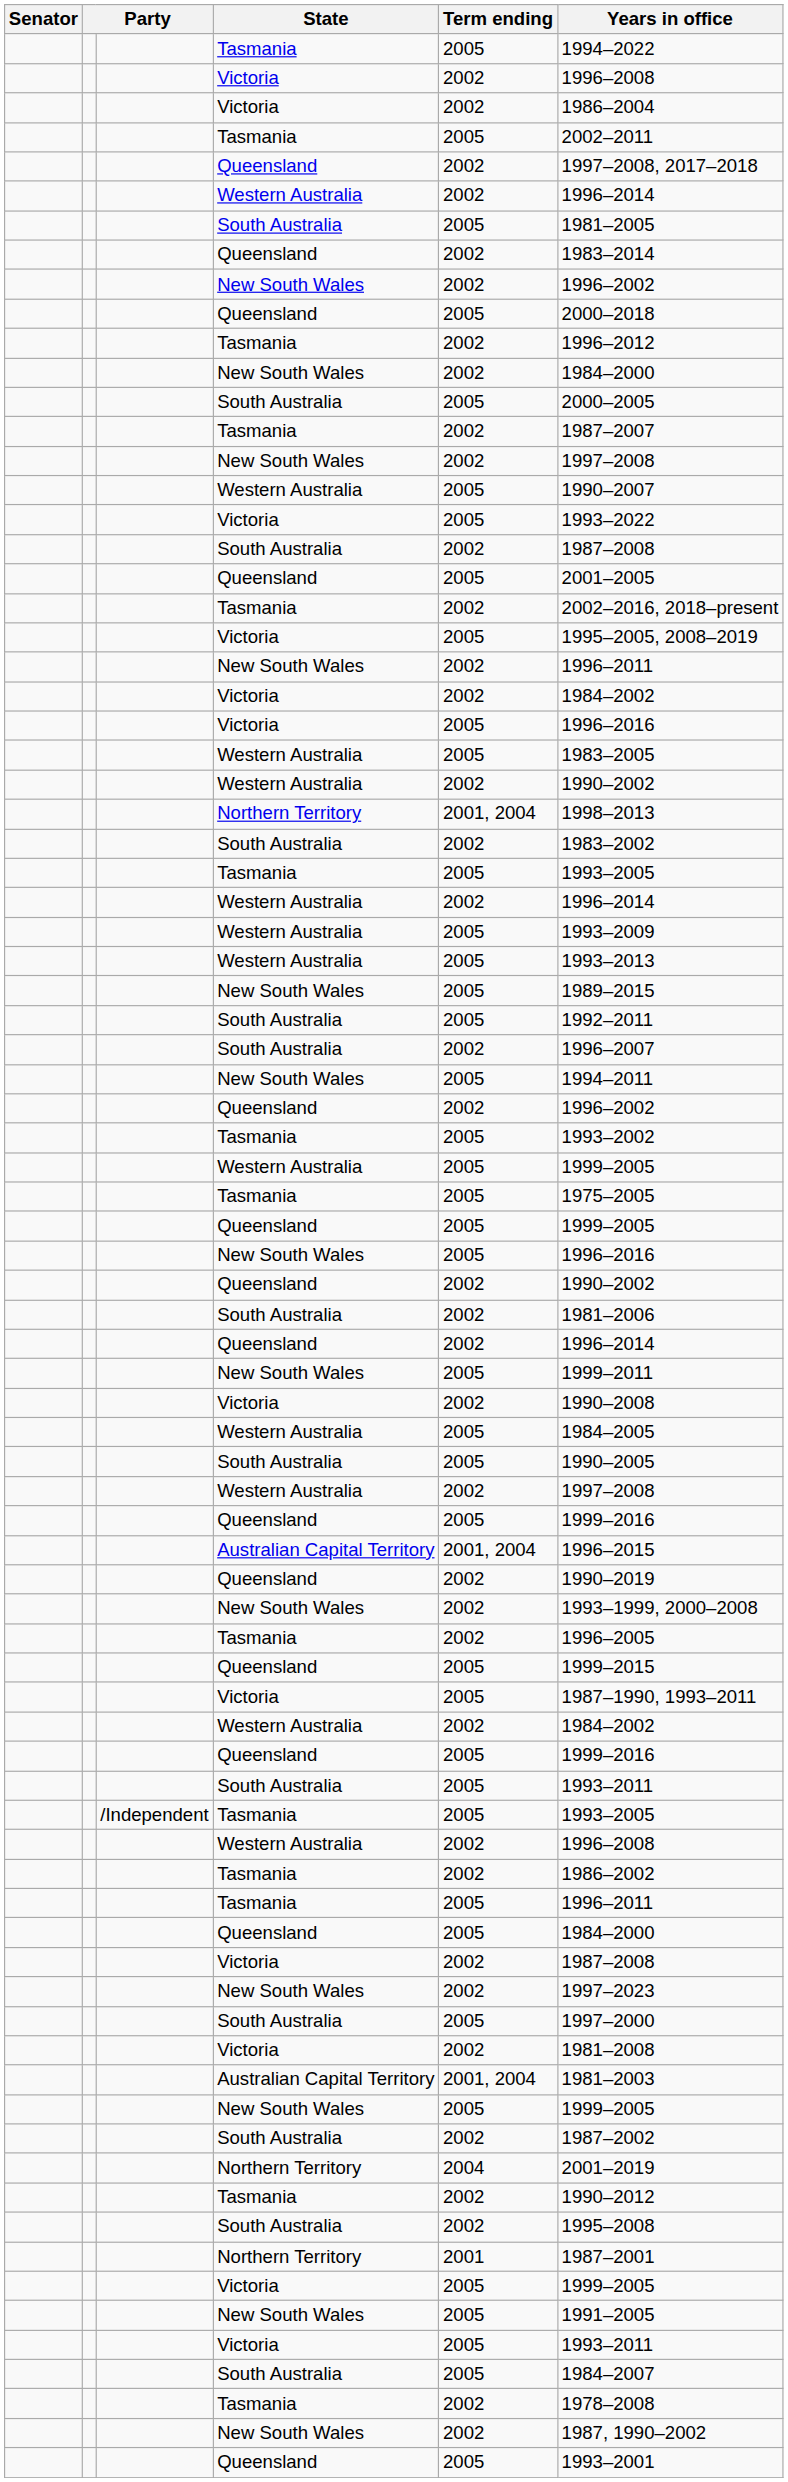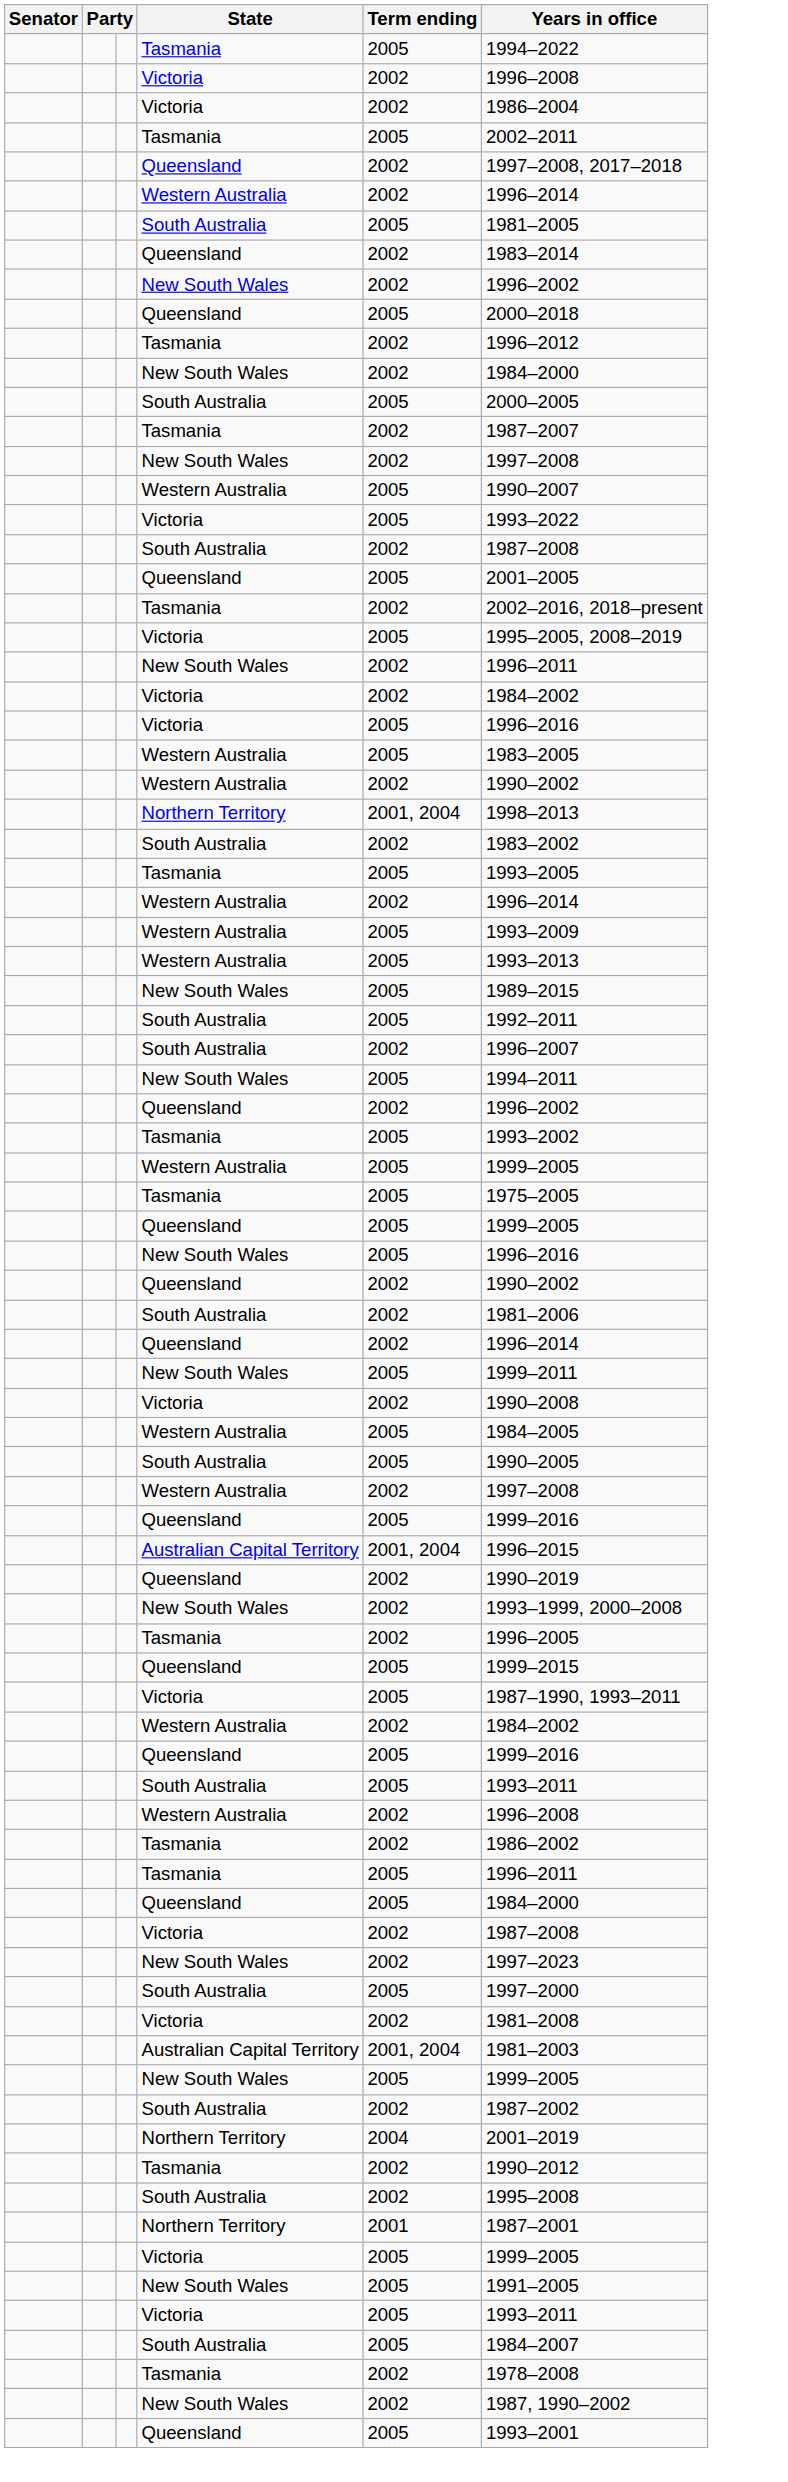- row: (154, 1814)
